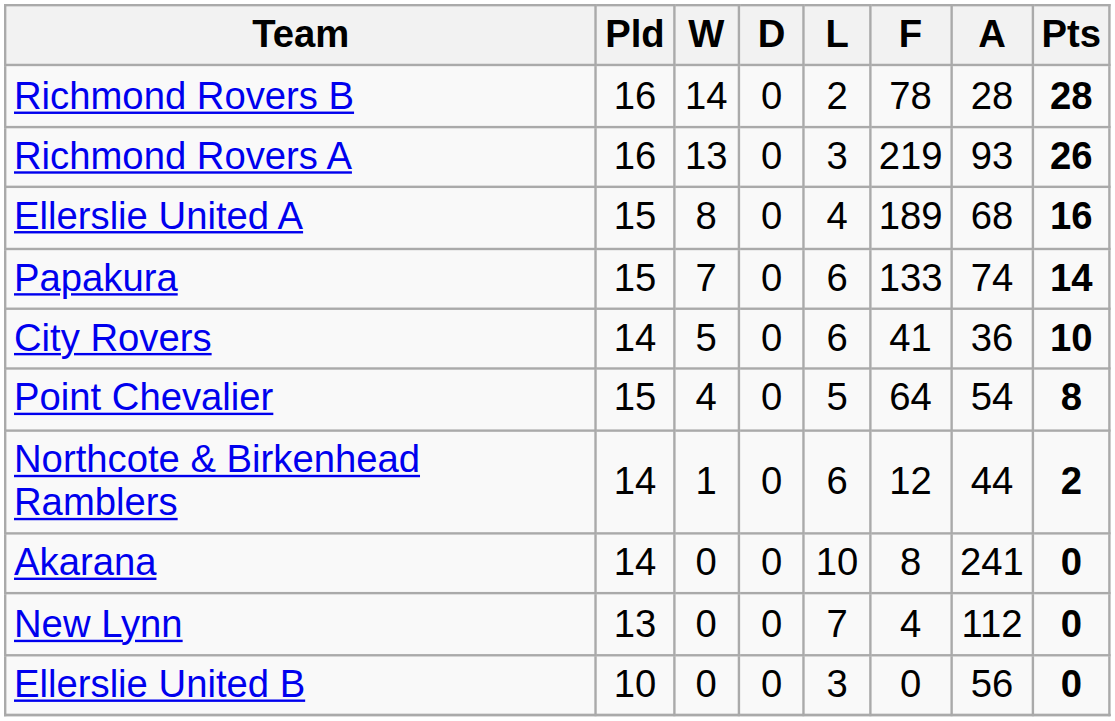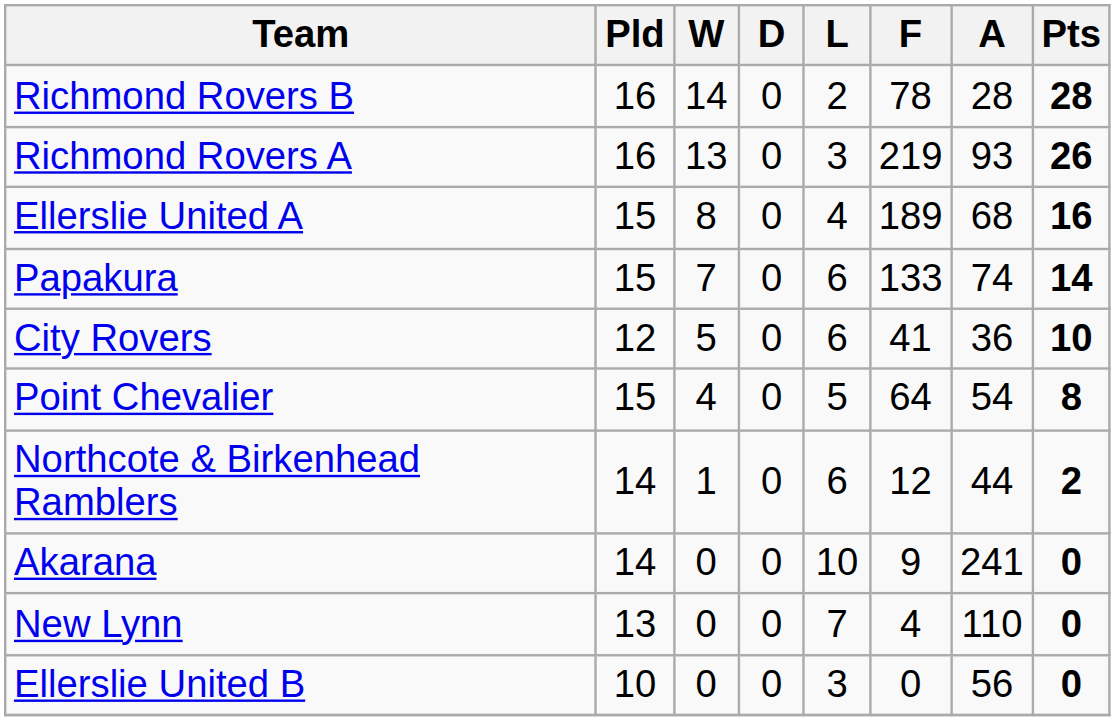(635, 338) 14 -> (635, 338) 12
(911, 563) 8 -> (911, 563) 9
(992, 623) 112 -> (992, 623) 110
